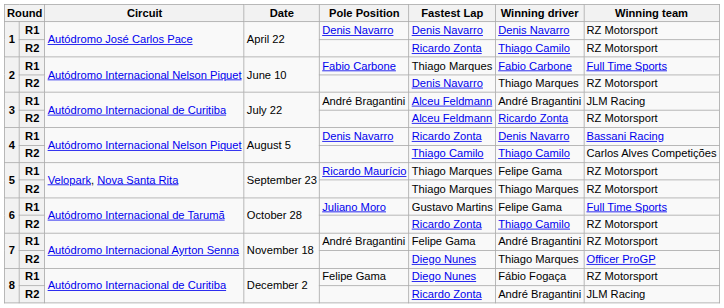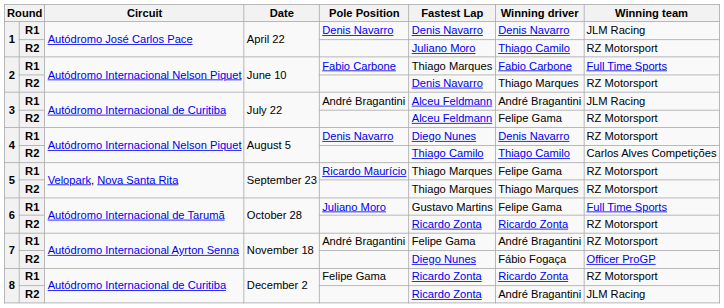(622, 30) RZ Motorsport -> (616, 30) JLM Racing
(447, 48) Ricardo Zonta -> (444, 48) Juliano Moro
(533, 118) Ricardo Zonta -> (530, 118) Felipe Gama
(447, 136) Ricardo Zonta -> (444, 136) Diego Nunes
(625, 136) Bassani Racing -> (622, 136) RZ Motorsport
(534, 224) Thiago Camilo -> (533, 224) Ricardo Zonta
(538, 259) Thiago Marques -> (532, 259) Fábio Fogaça
(444, 276) Diego Nunes -> (447, 276) Ricardo Zonta
(532, 276) Fábio Fogaça -> (533, 276) Ricardo Zonta
